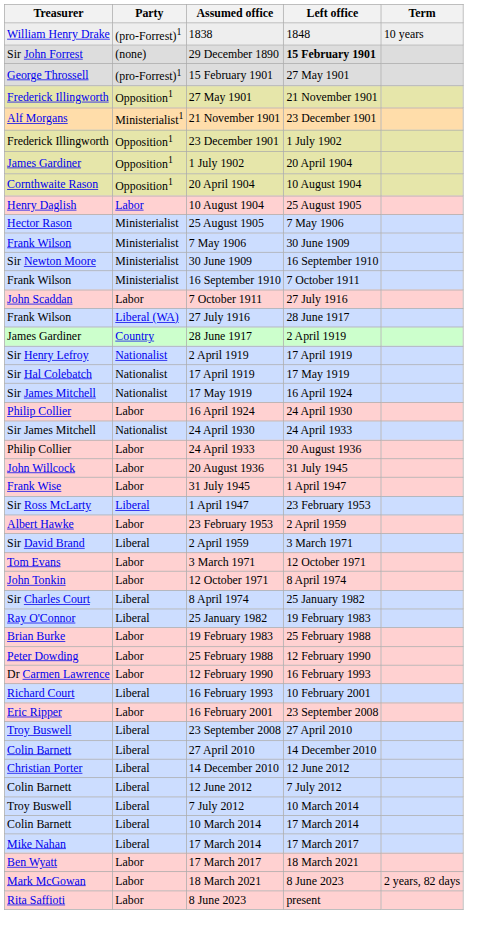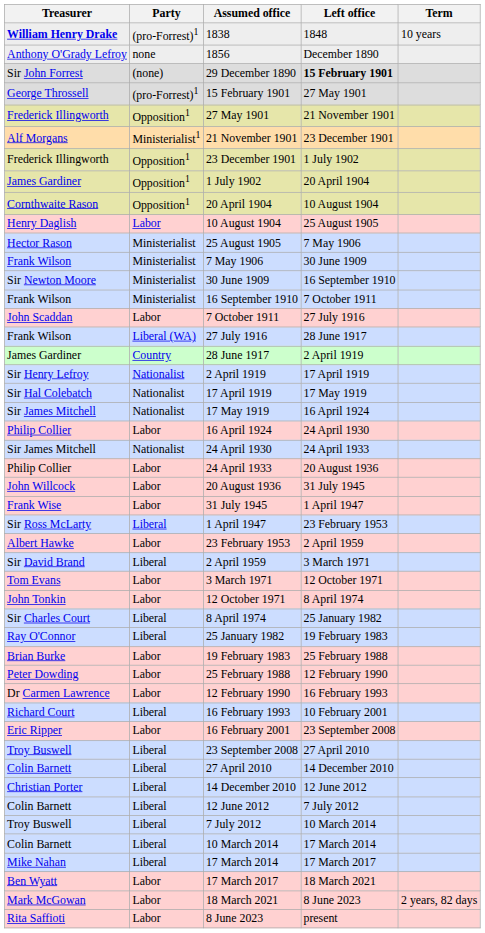(58, 34) normal -> (62, 34) bold
+ row: (218, 54)
